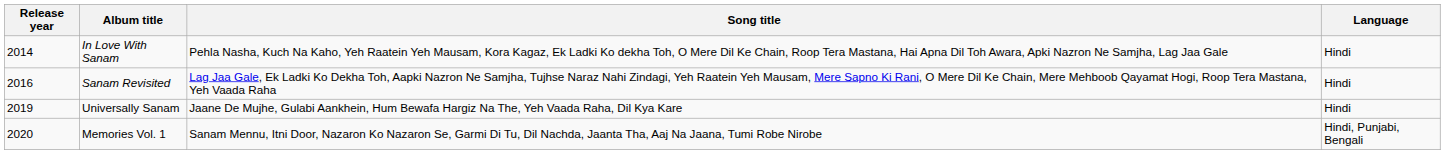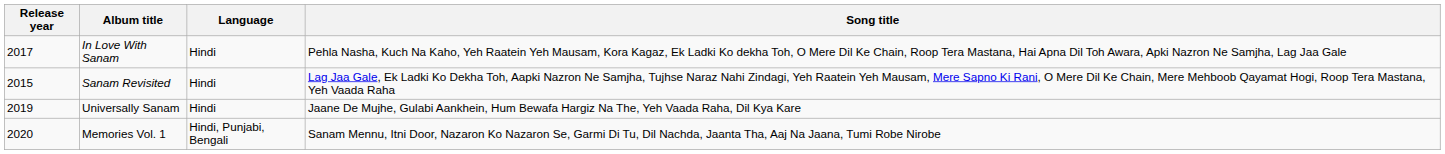columns swapped: (754, 20) <-> (1381, 20)
(20, 51) 2014 -> (20, 51) 2017
(20, 83) 2016 -> (20, 83) 2015
